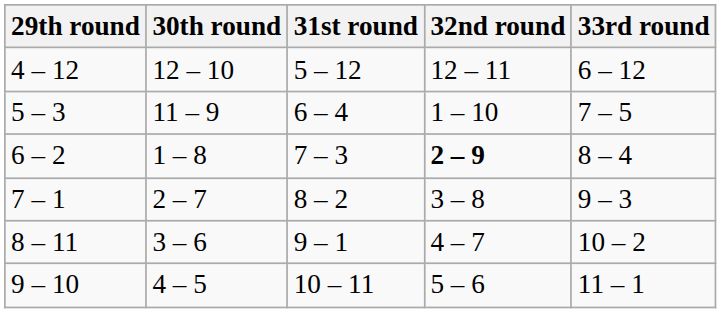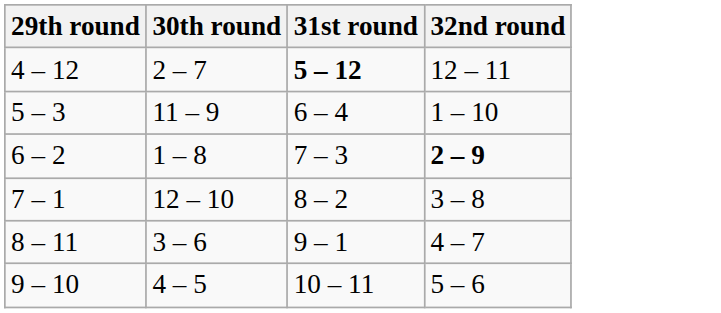- column: (644, 26)
(193, 69) 12 – 10 -> (180, 69) 2 – 7
(328, 69) normal -> (328, 69) bold
(180, 198) 2 – 7 -> (193, 198) 12 – 10
